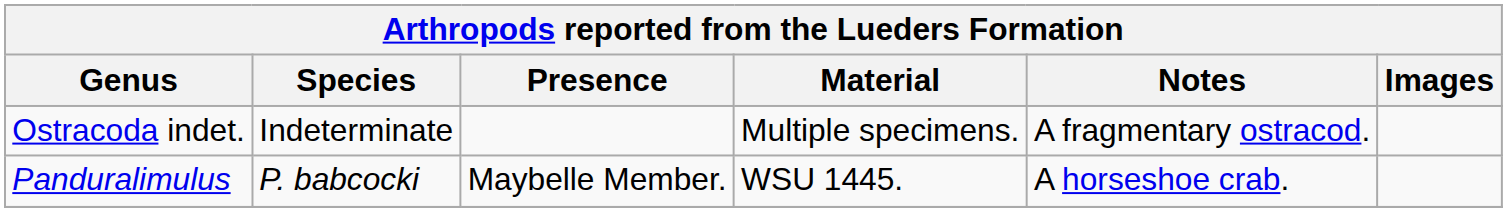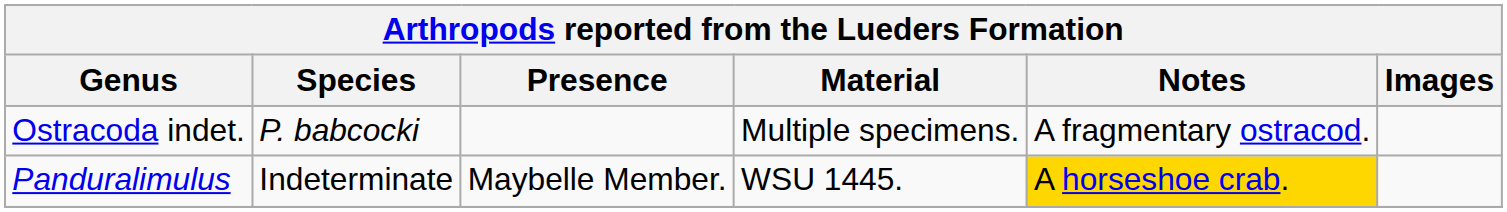(356, 130) Indeterminate -> (339, 130) P. babcocki
(339, 180) P. babcocki -> (356, 180) Indeterminate
(1162, 180) no background -> (1162, 180) gold background
